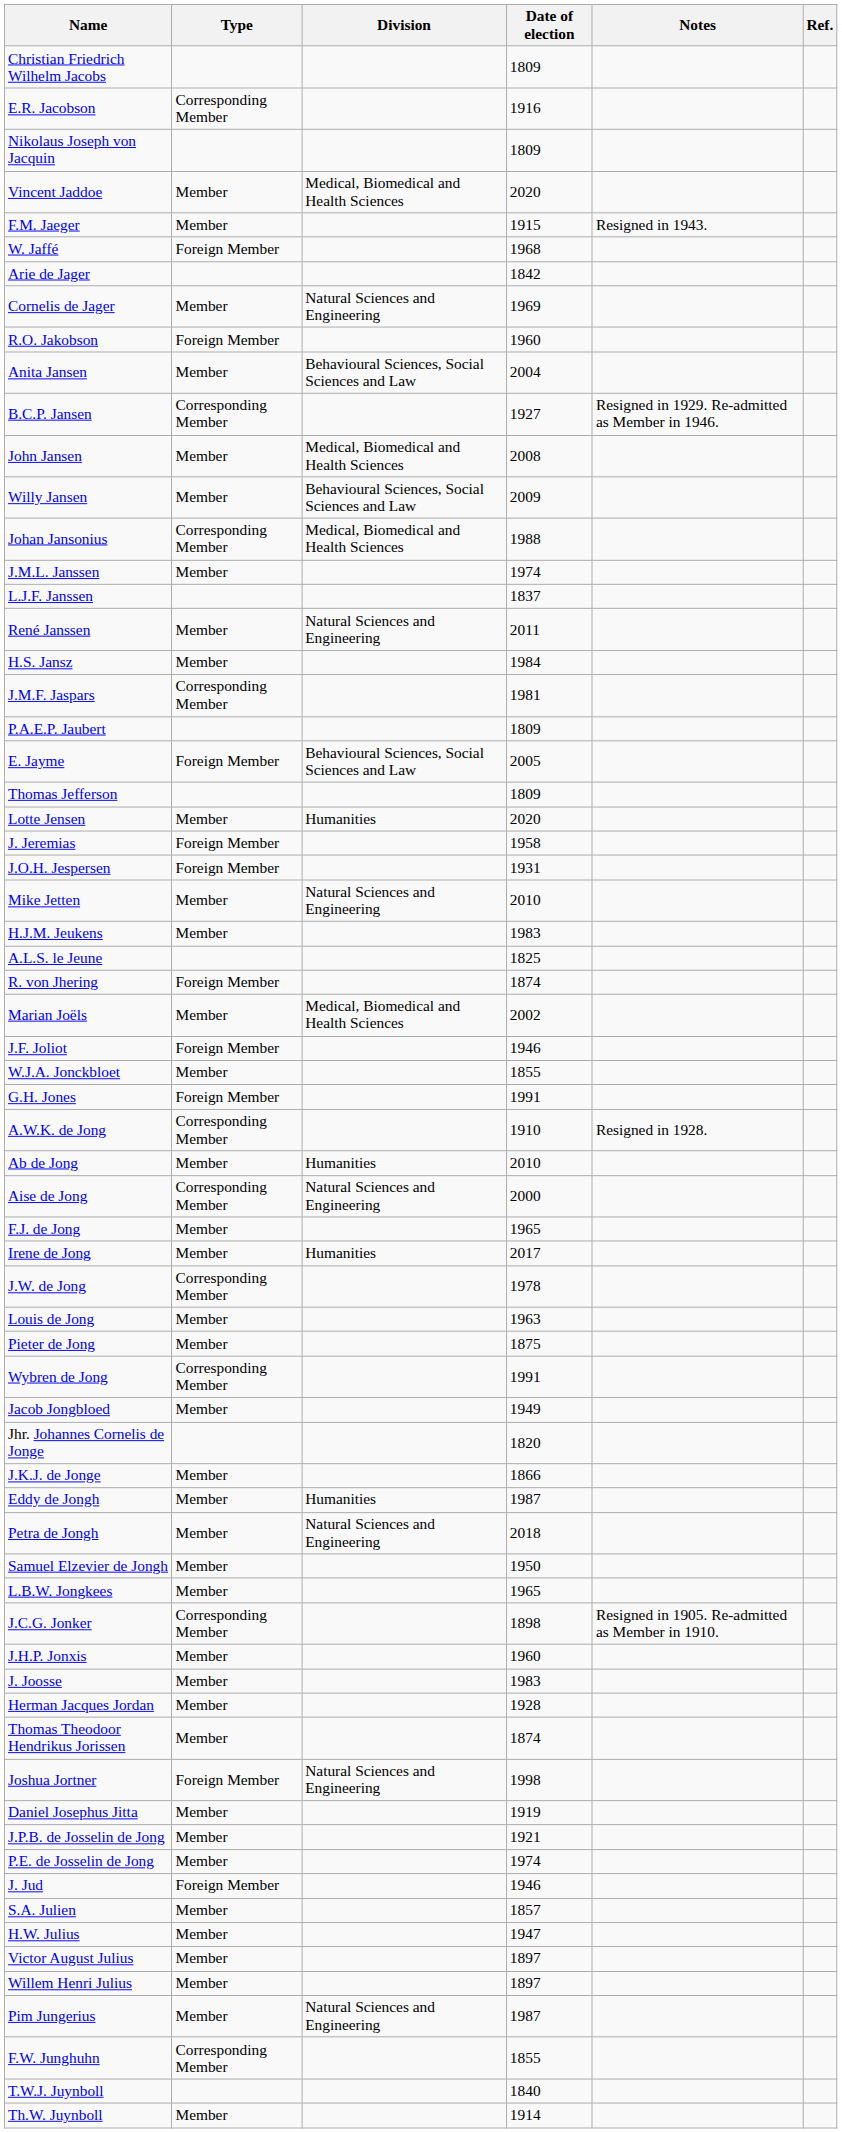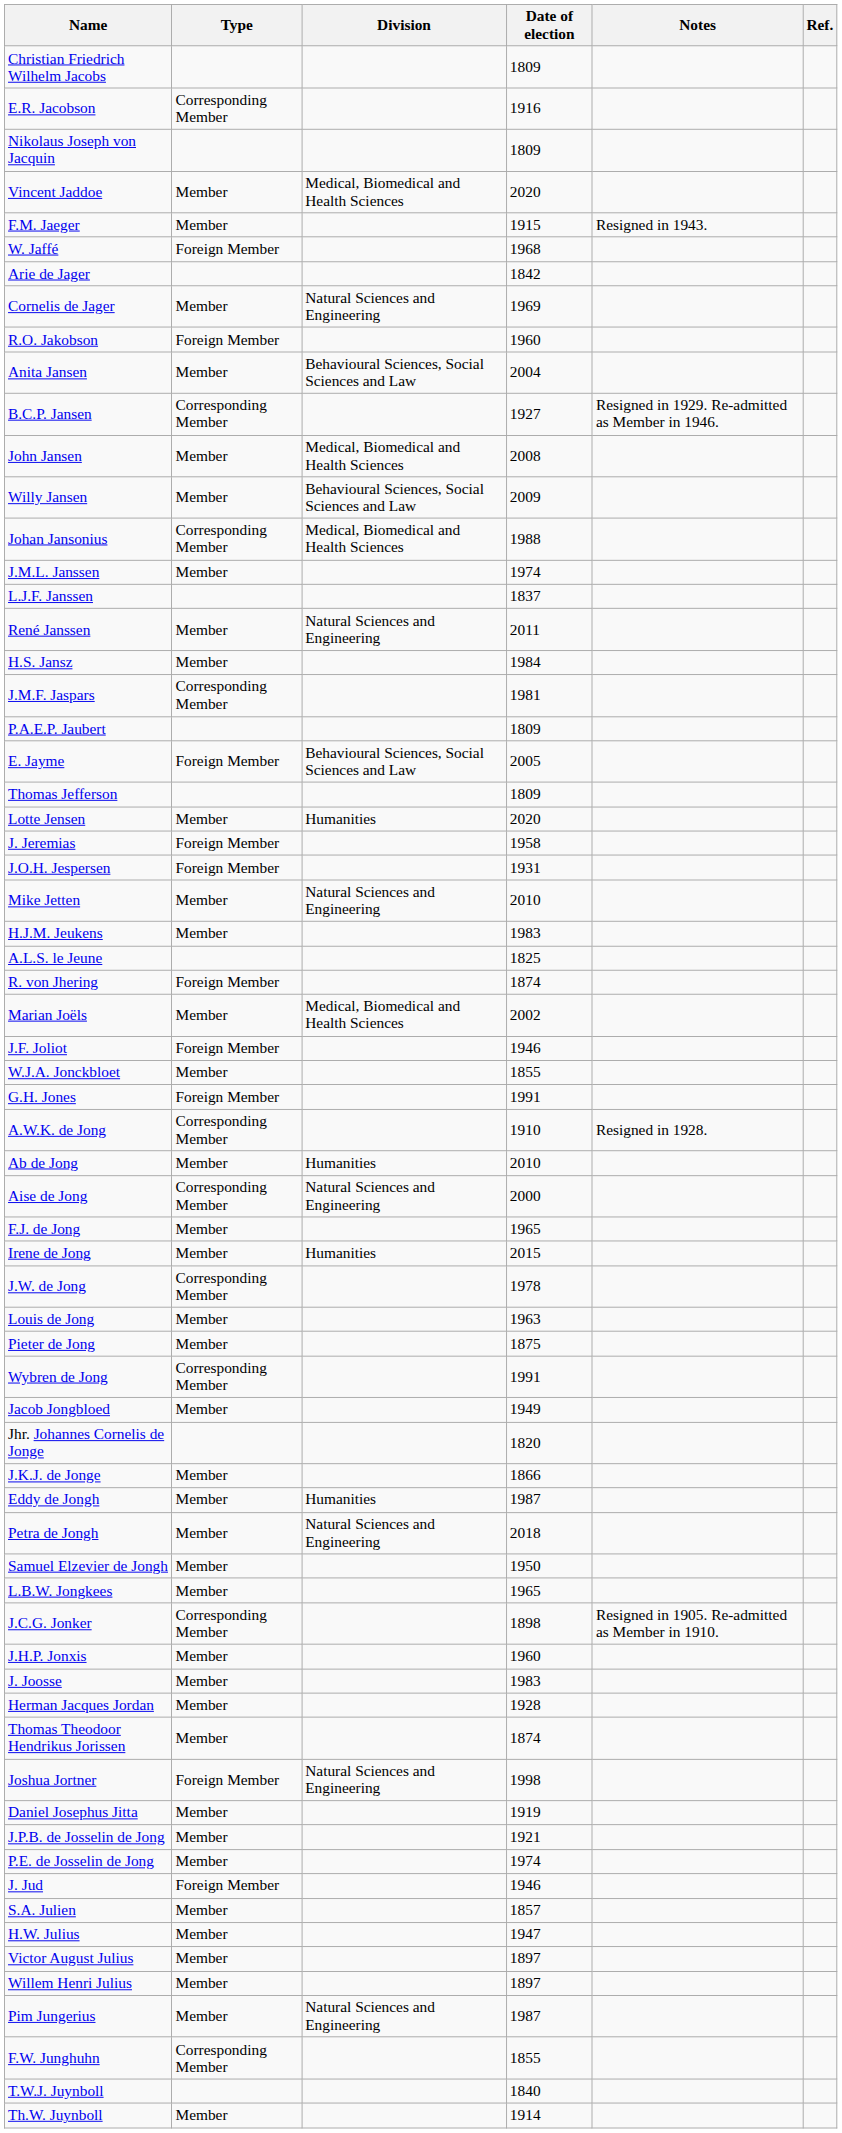(525, 1253) 2017 -> (525, 1253) 2015
